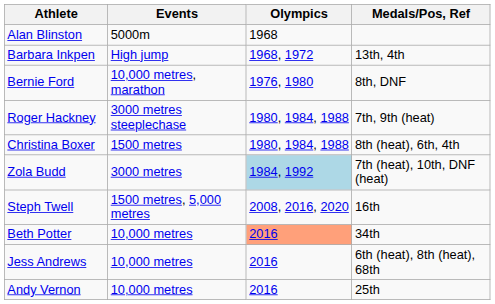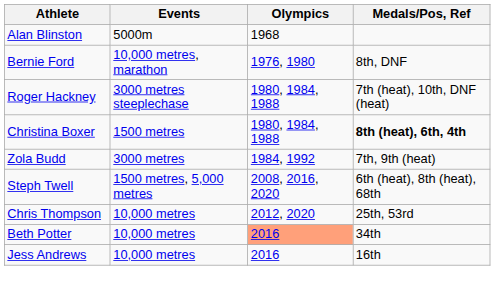- row: (51, 55)
(395, 117) 7th, 9th (heat) -> (416, 97) 7th (heat), 10th, DNF (heat)
(407, 144) normal -> (411, 131) bold
(281, 172) lightblue background -> (283, 159) no background
(415, 172) 7th (heat), 10th, DNF (heat) -> (396, 159) 7th, 9th (heat)
(367, 207) 16th -> (416, 186) 6th (heat), 8th (heat), 68th
+ row: (54, 214)
(415, 262) 6th (heat), 8th (heat), 68th -> (368, 254) 16th
- row: (44, 289)
